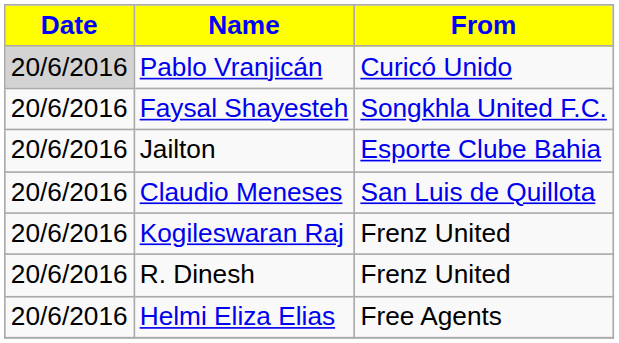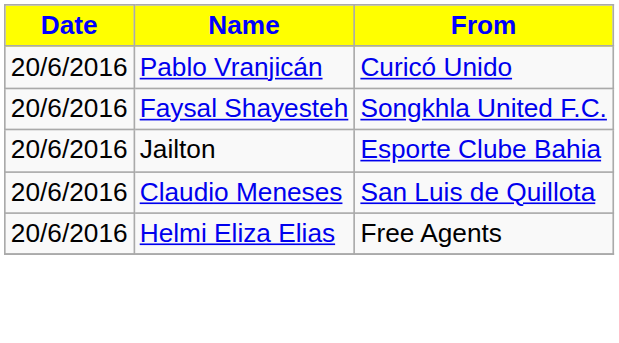(69, 66) lightgrey background -> (69, 66) no background
- row: (242, 233)
- row: (197, 274)
